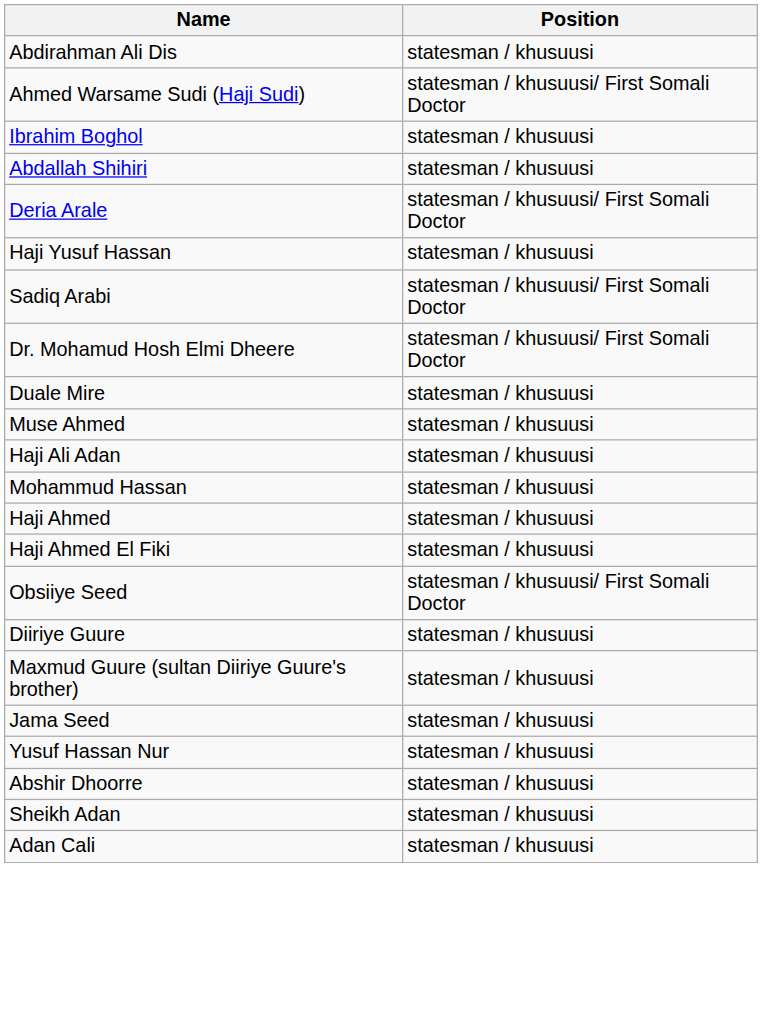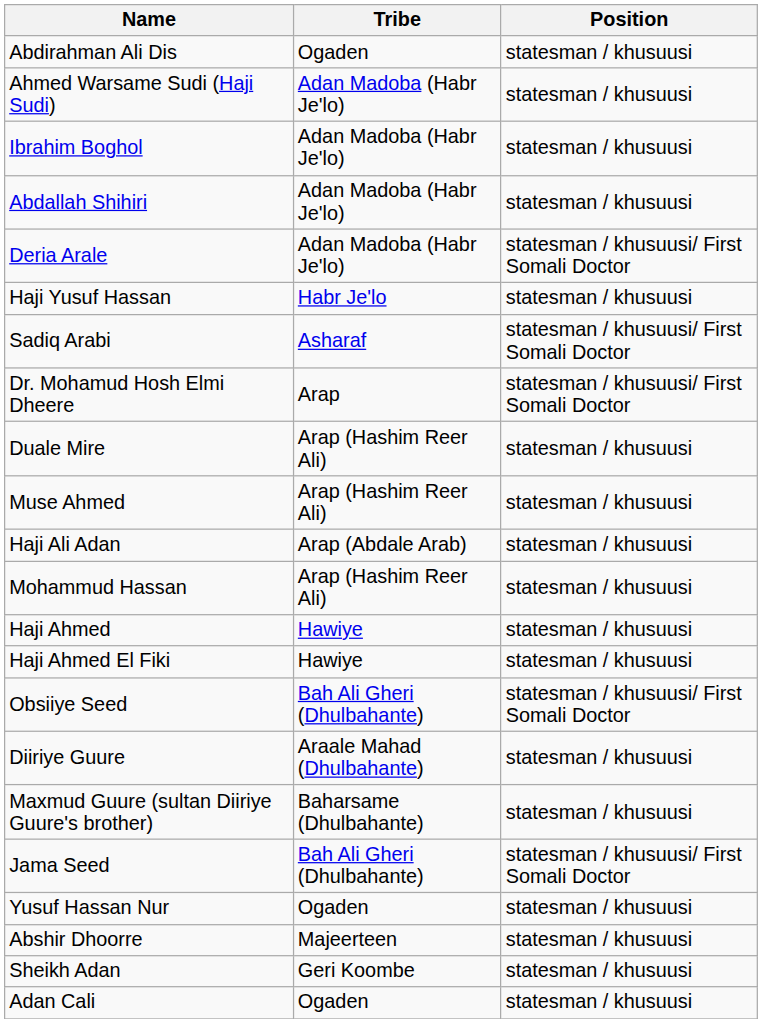+ column: (397, 20)
(558, 94) statesman / khusuusi/ First Somali Doctor -> (599, 94) statesman / khusuusi
(500, 720) statesman / khusuusi -> (624, 865) statesman / khusuusi/ First Somali Doctor
